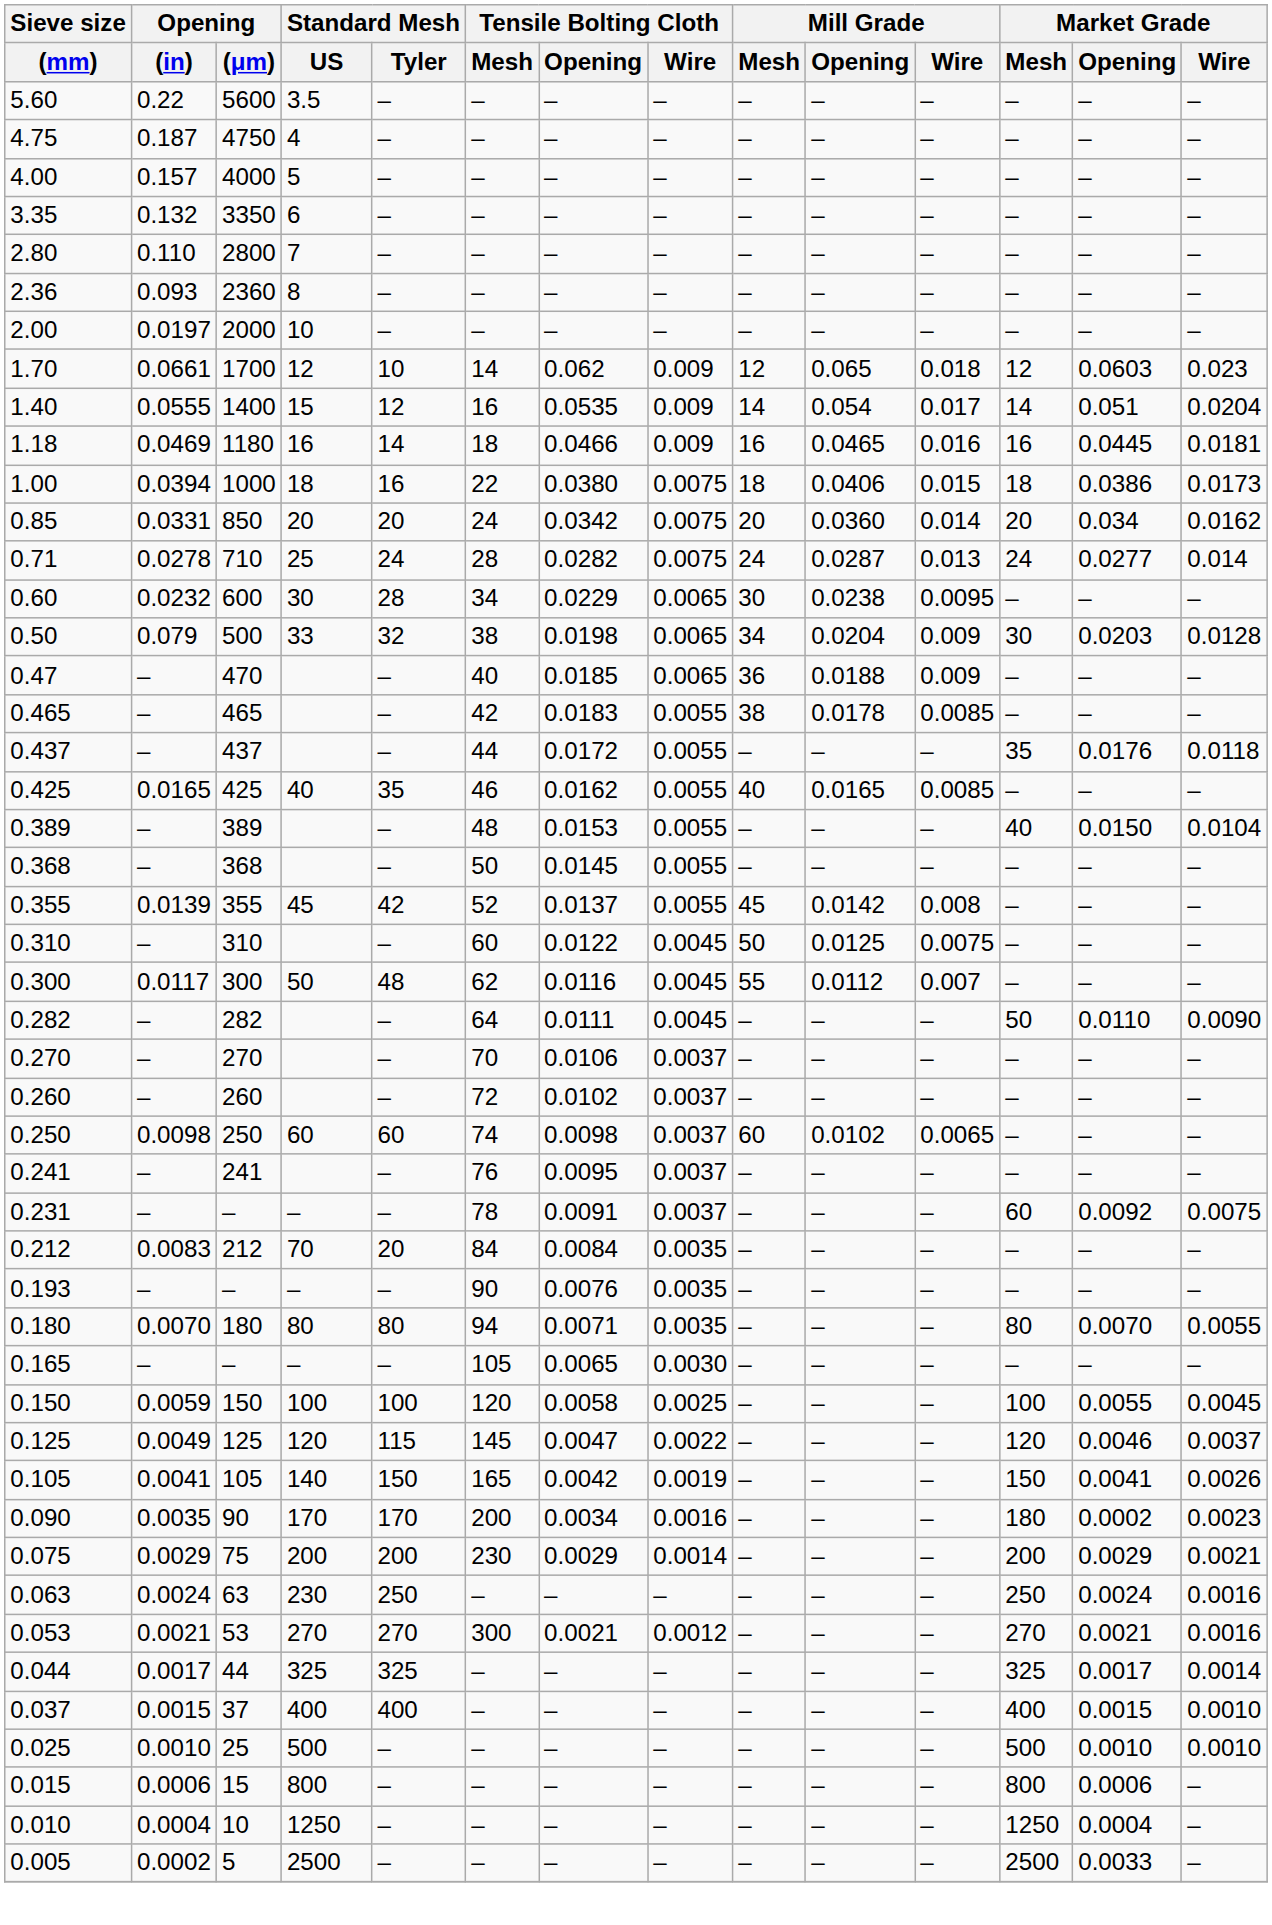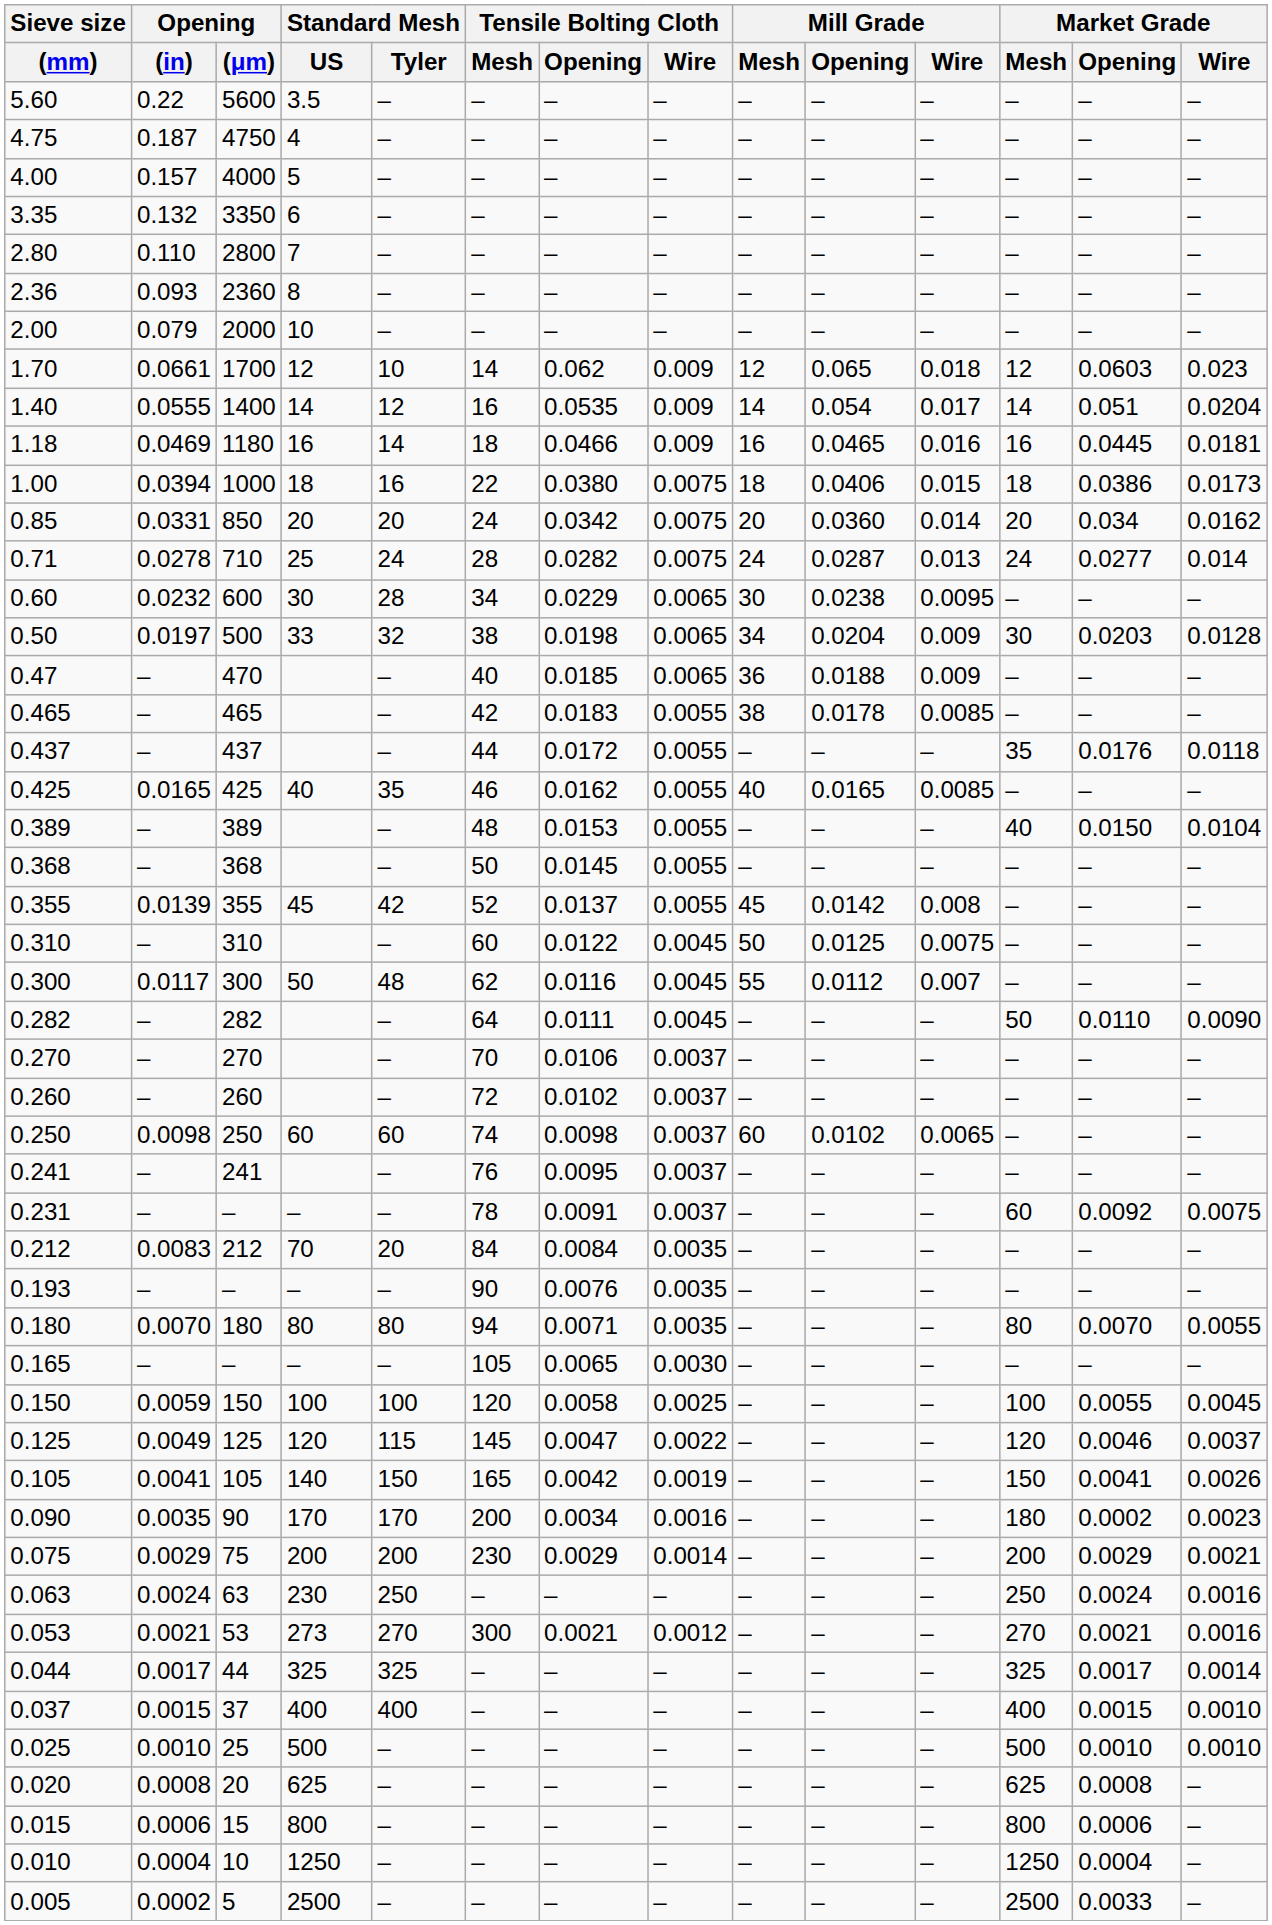(174, 330) 0.0197 -> (167, 330) 0.079
(300, 406) 15 -> (300, 406) 14
(167, 636) 0.079 -> (174, 636) 0.0197
(307, 1632) 270 -> (307, 1632) 273
+ row: (41, 1786)
